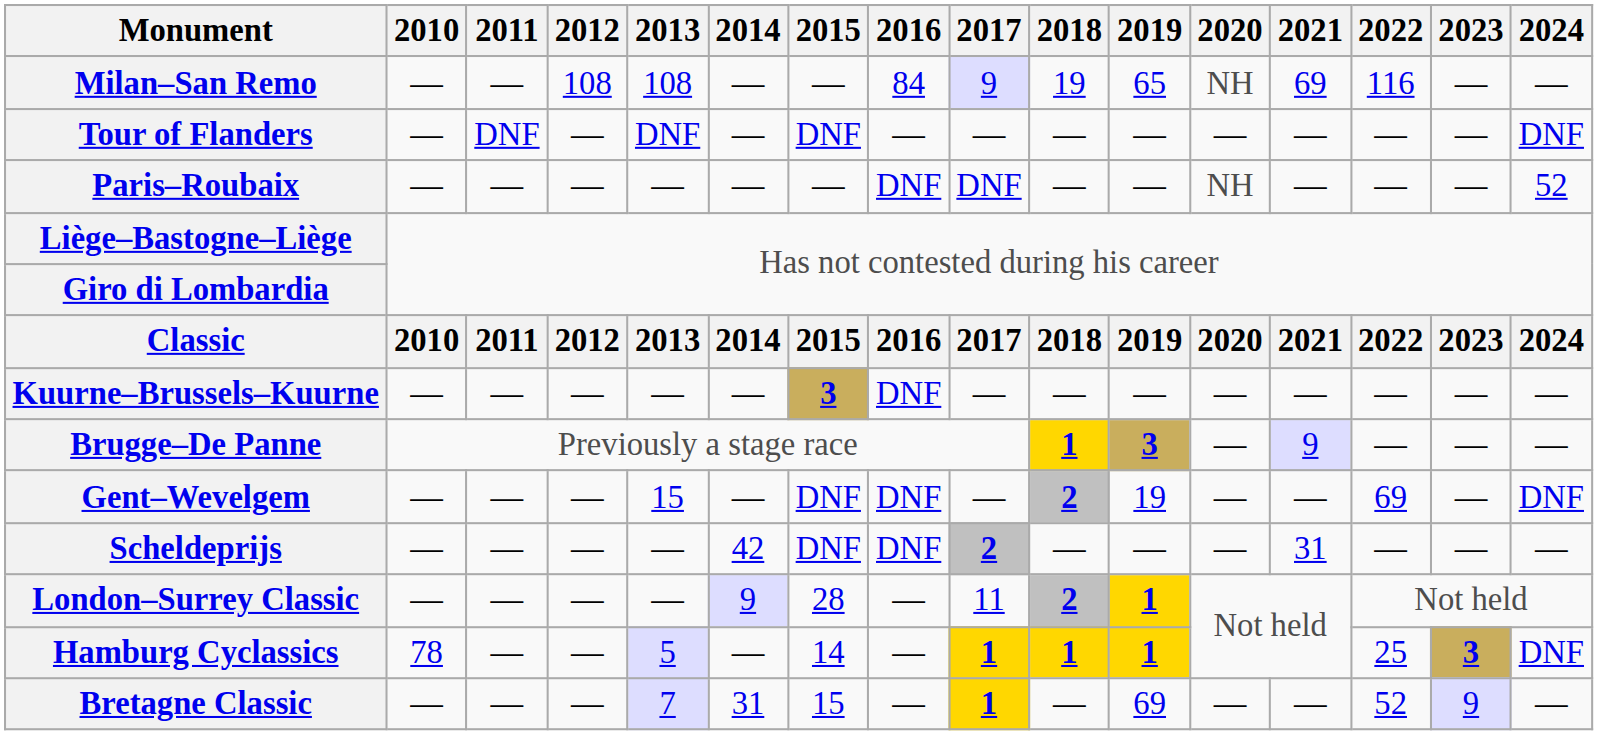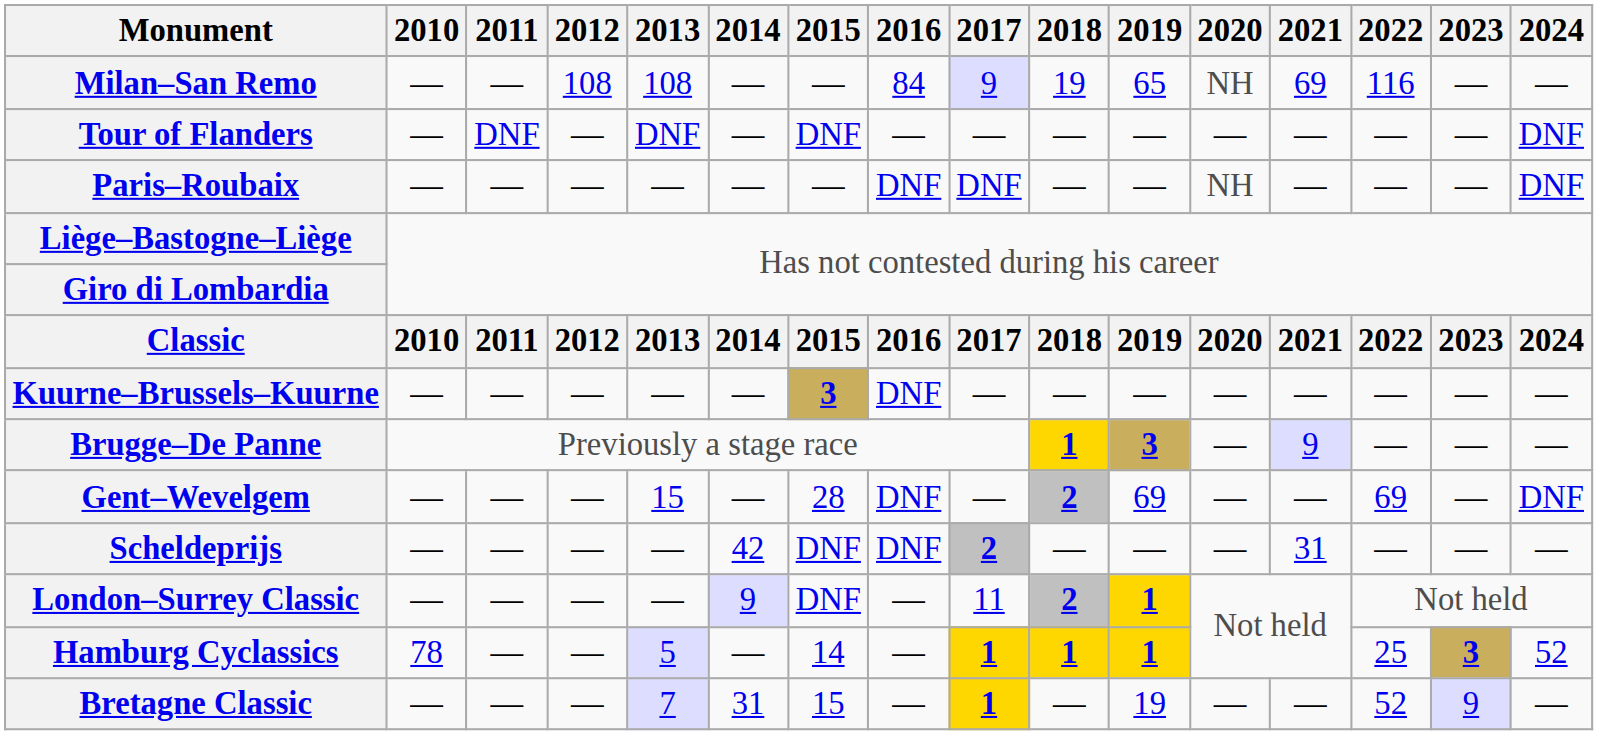(1551, 185) 52 -> (1551, 185) DNF
(828, 496) DNF -> (828, 496) 28
(1150, 496) 19 -> (1150, 496) 69
(828, 599) 28 -> (828, 599) DNF
(1551, 651) DNF -> (1551, 651) 52
(1150, 703) 69 -> (1150, 703) 19
